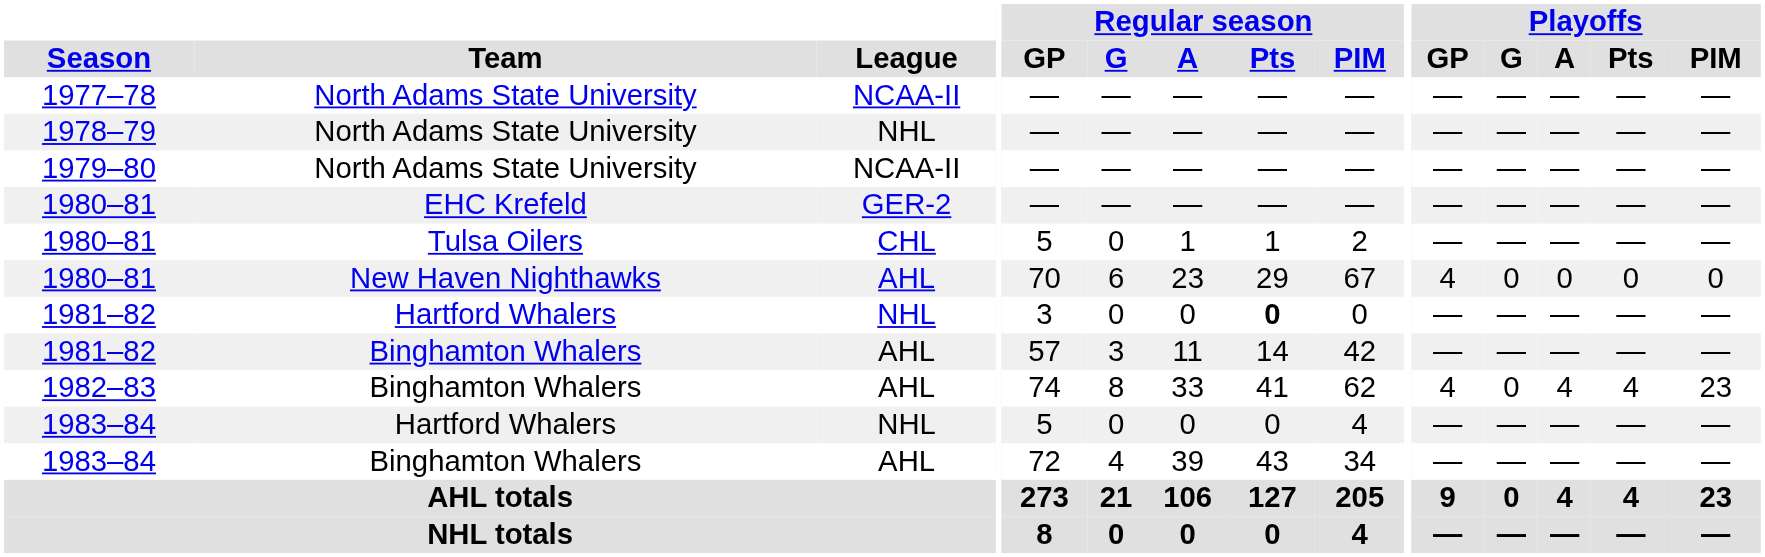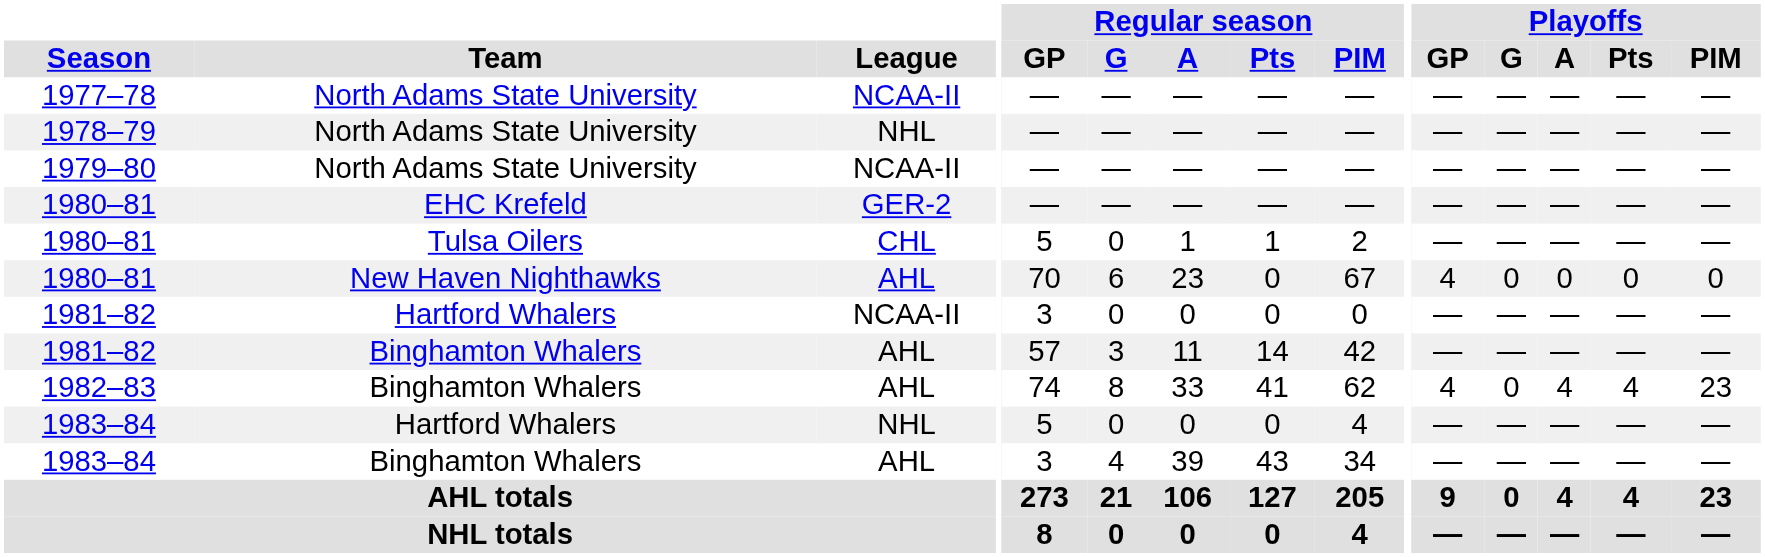(1272, 278) 29 -> (1272, 278) 0
(907, 314) NHL -> (907, 314) NCAA-II
(1272, 314) bold -> (1272, 314) normal
(1044, 461) 72 -> (1044, 461) 3
